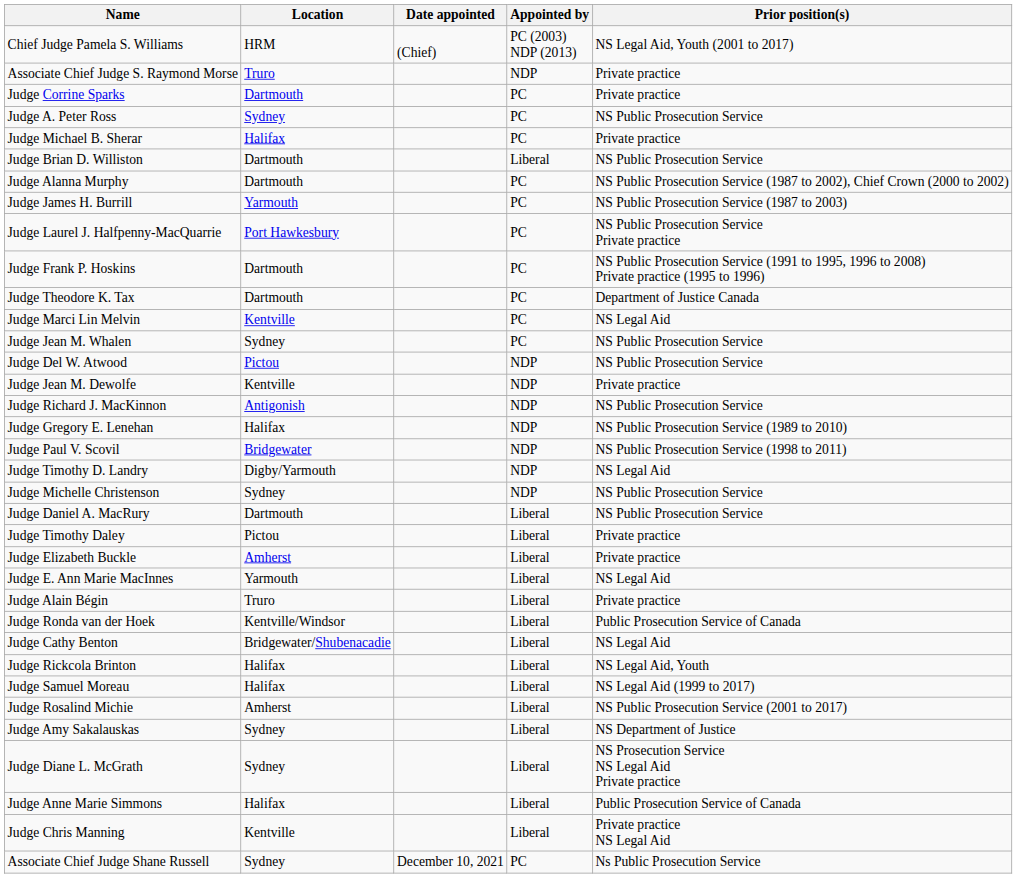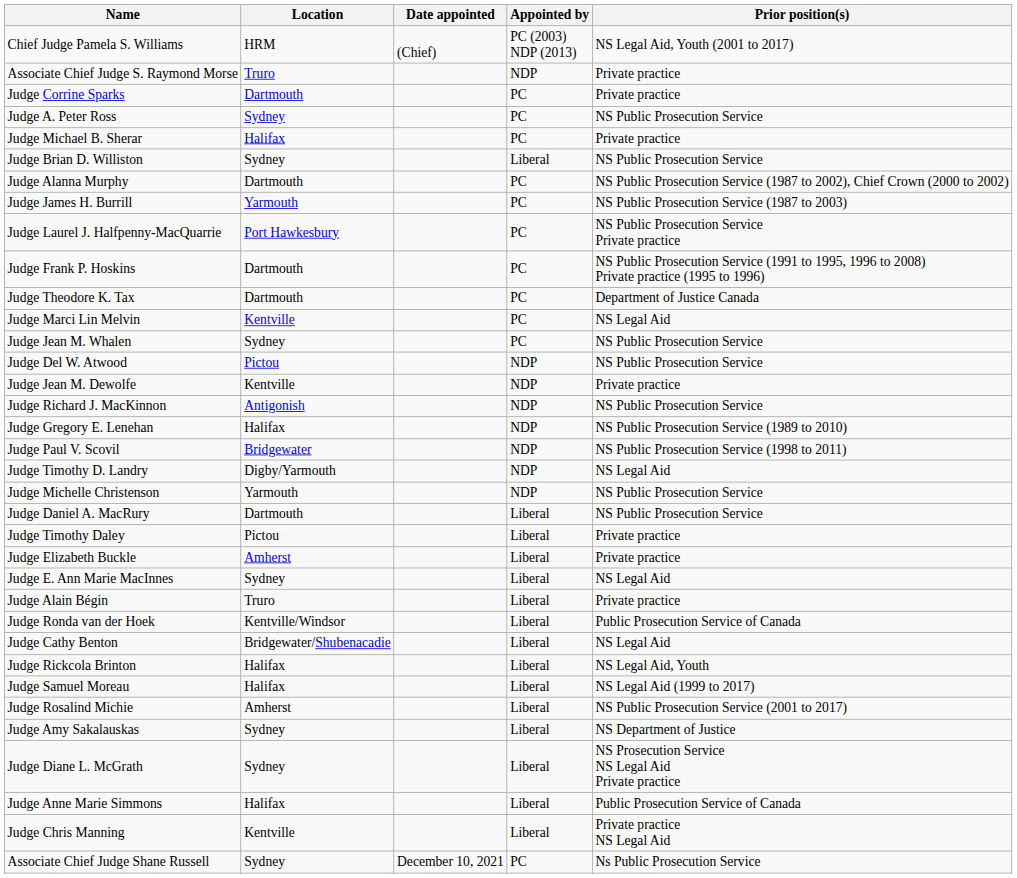(274, 159) Dartmouth -> (265, 159) Sydney
(265, 492) Sydney -> (271, 492) Yarmouth
(271, 578) Yarmouth -> (265, 578) Sydney
